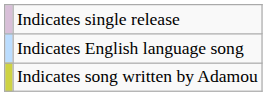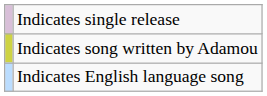rows swapped: (130, 48) <-> (137, 77)
